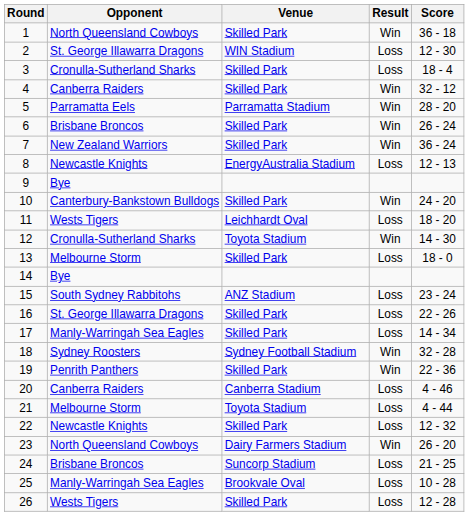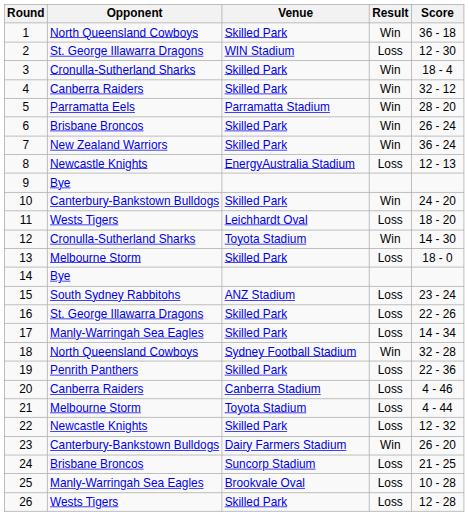(390, 70) Loss -> (390, 70) Win
(95, 351) Sydney Roosters -> (124, 351) North Queensland Cowboys
(390, 370) Win -> (390, 370) Loss
(124, 445) North Queensland Cowboys -> (135, 445) Canterbury-Bankstown Bulldogs
